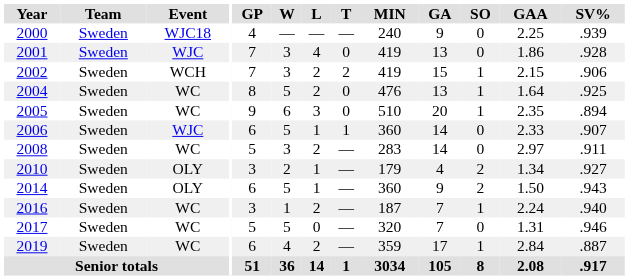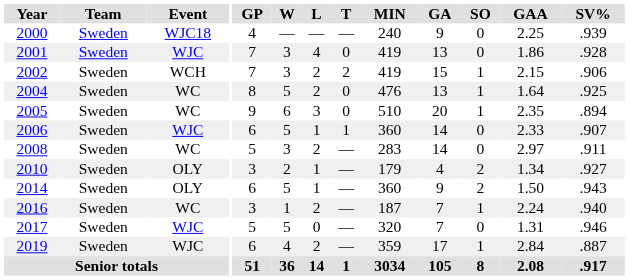(188, 227) WC -> (188, 227) WJC
(188, 246) WC -> (188, 246) WJC
